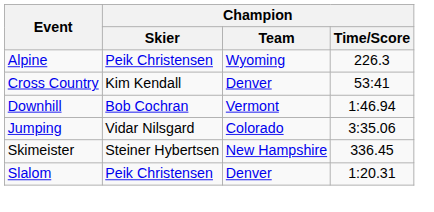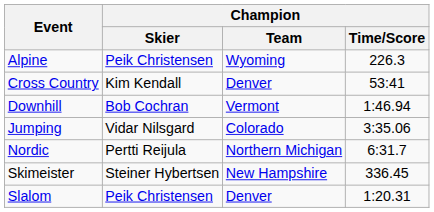+ row: (28, 151)
